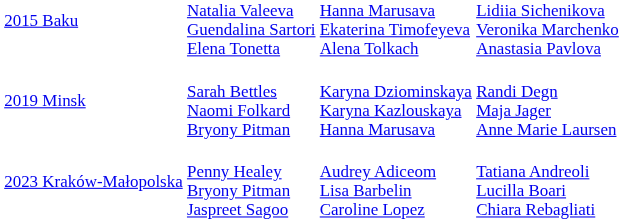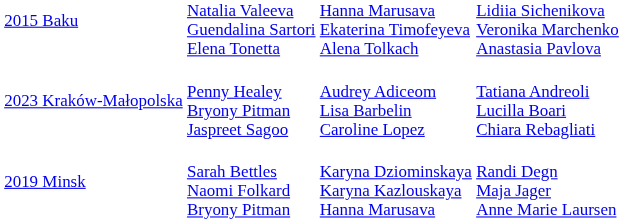rows swapped: (45, 100) <-> (93, 181)
